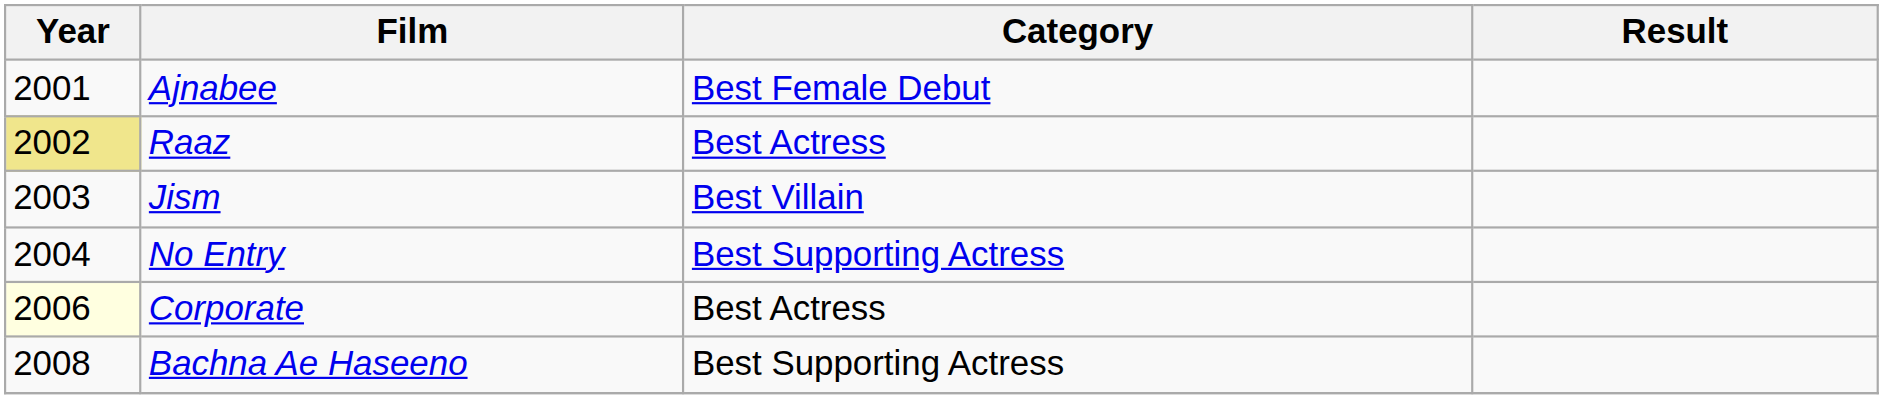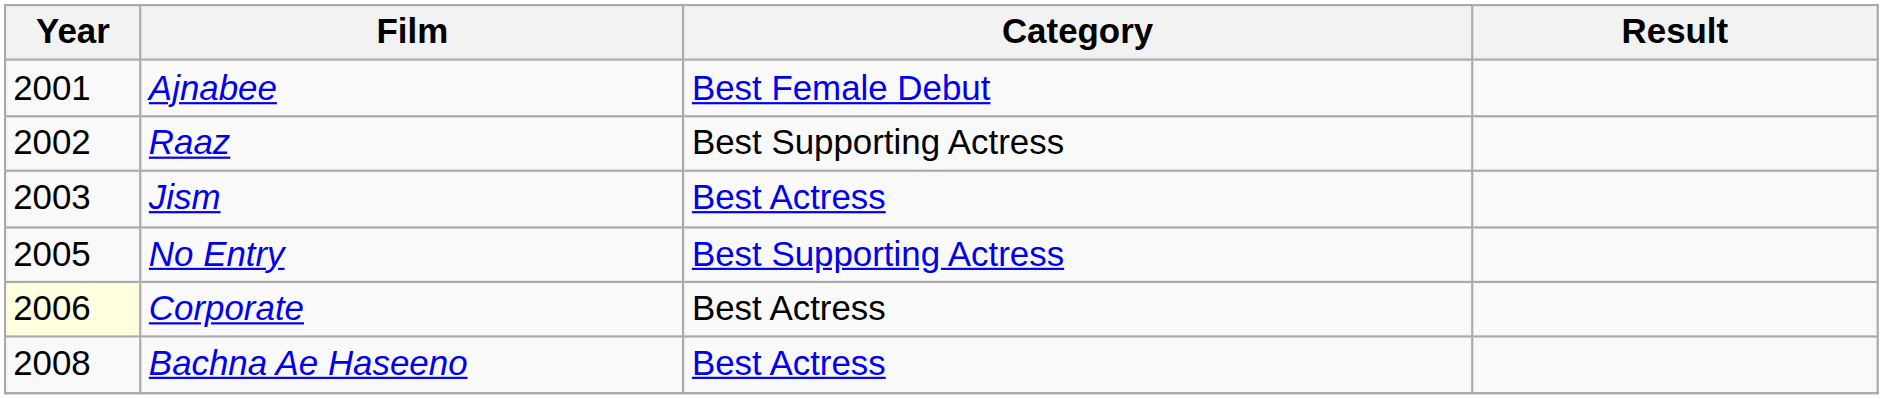(52, 142) khaki background -> (52, 142) no background
(789, 142) Best Actress -> (878, 142) Best Supporting Actress
(778, 198) Best Villain -> (789, 198) Best Actress
(52, 253) 2004 -> (52, 253) 2005
(878, 364) Best Supporting Actress -> (789, 364) Best Actress
